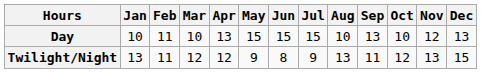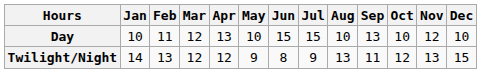(194, 36) 10 -> (194, 36) 12
(254, 36) 15 -> (254, 36) 10
(461, 36) 13 -> (461, 36) 10
(135, 57) 13 -> (135, 57) 14
(165, 57) 11 -> (165, 57) 13
